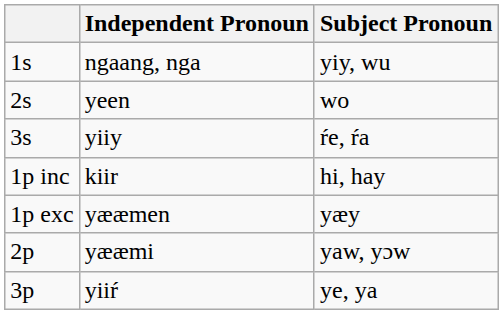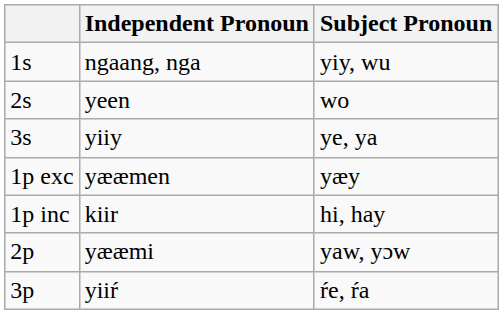(345, 137) ŕe, ŕa -> (349, 137) ye, ya
rows swapped: (101, 175) <-> (127, 213)
(349, 289) ye, ya -> (345, 289) ŕe, ŕa
